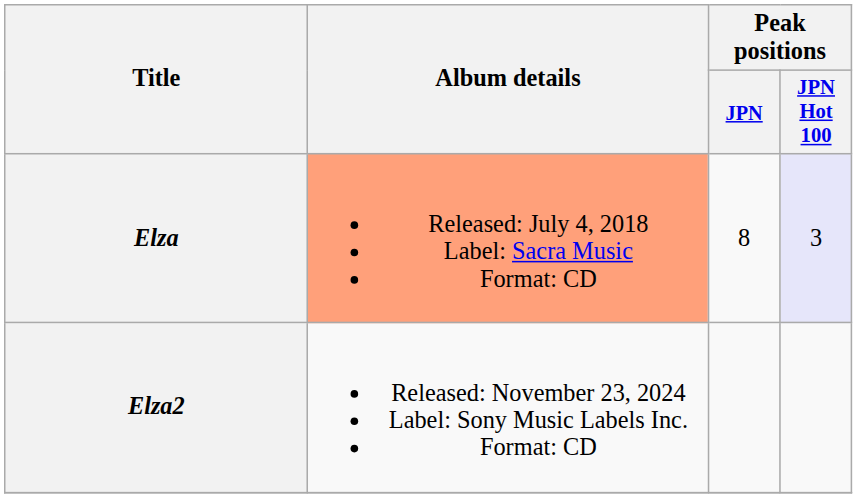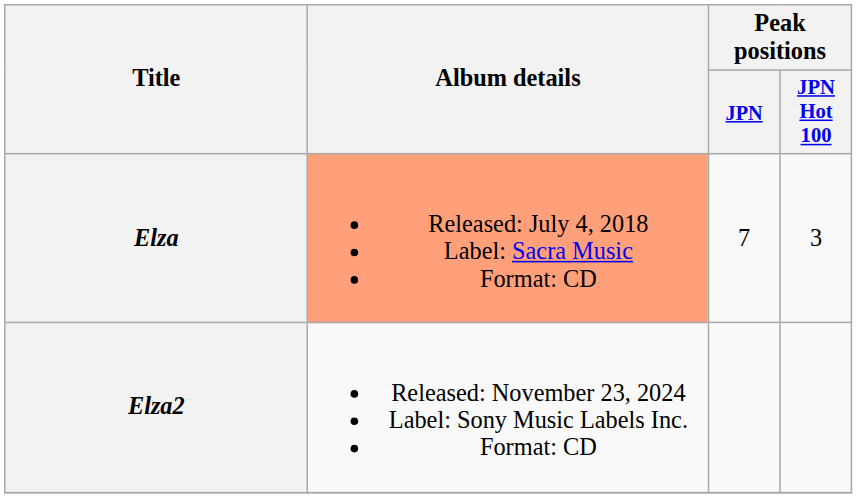(744, 237) 8 -> (744, 237) 7
(816, 237) lavender background -> (816, 237) no background
